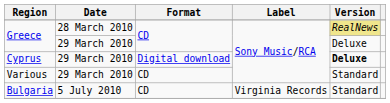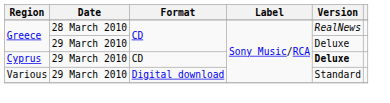(355, 28) khaki background -> (338, 28) no background
(184, 59) Digital download -> (137, 59) CD
(143, 75) CD -> (178, 75) Digital download
- row: (30, 91)
